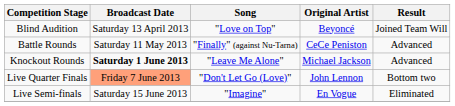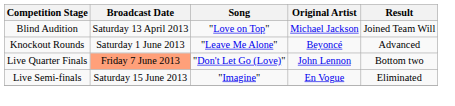(336, 28) Beyoncé -> (324, 28) Michael Jackson
- row: (47, 45)
(140, 61) bold -> (140, 45) normal
(336, 61) Michael Jackson -> (324, 45) Beyoncé
